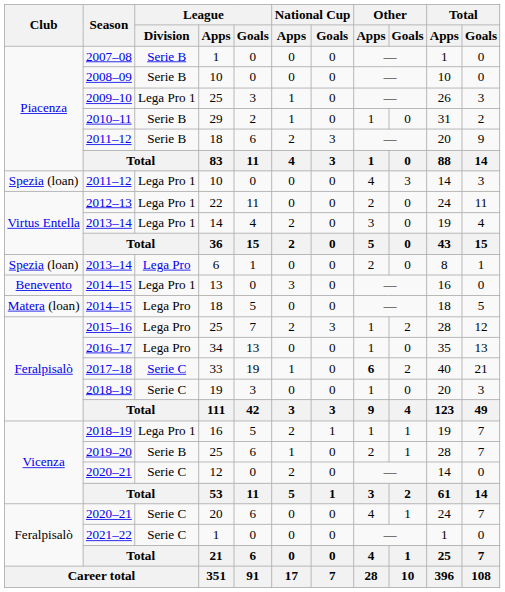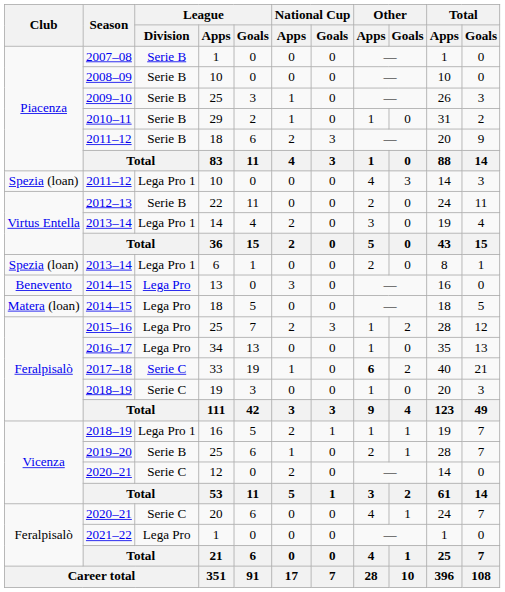(167, 98) Lega Pro 1 -> (167, 98) Serie B
(167, 202) Lega Pro 1 -> (167, 202) Serie B
(167, 264) Lega Pro -> (167, 264) Lega Pro 1
(167, 285) Lega Pro 1 -> (167, 285) Lega Pro
(167, 535) Serie C -> (167, 535) Lega Pro
